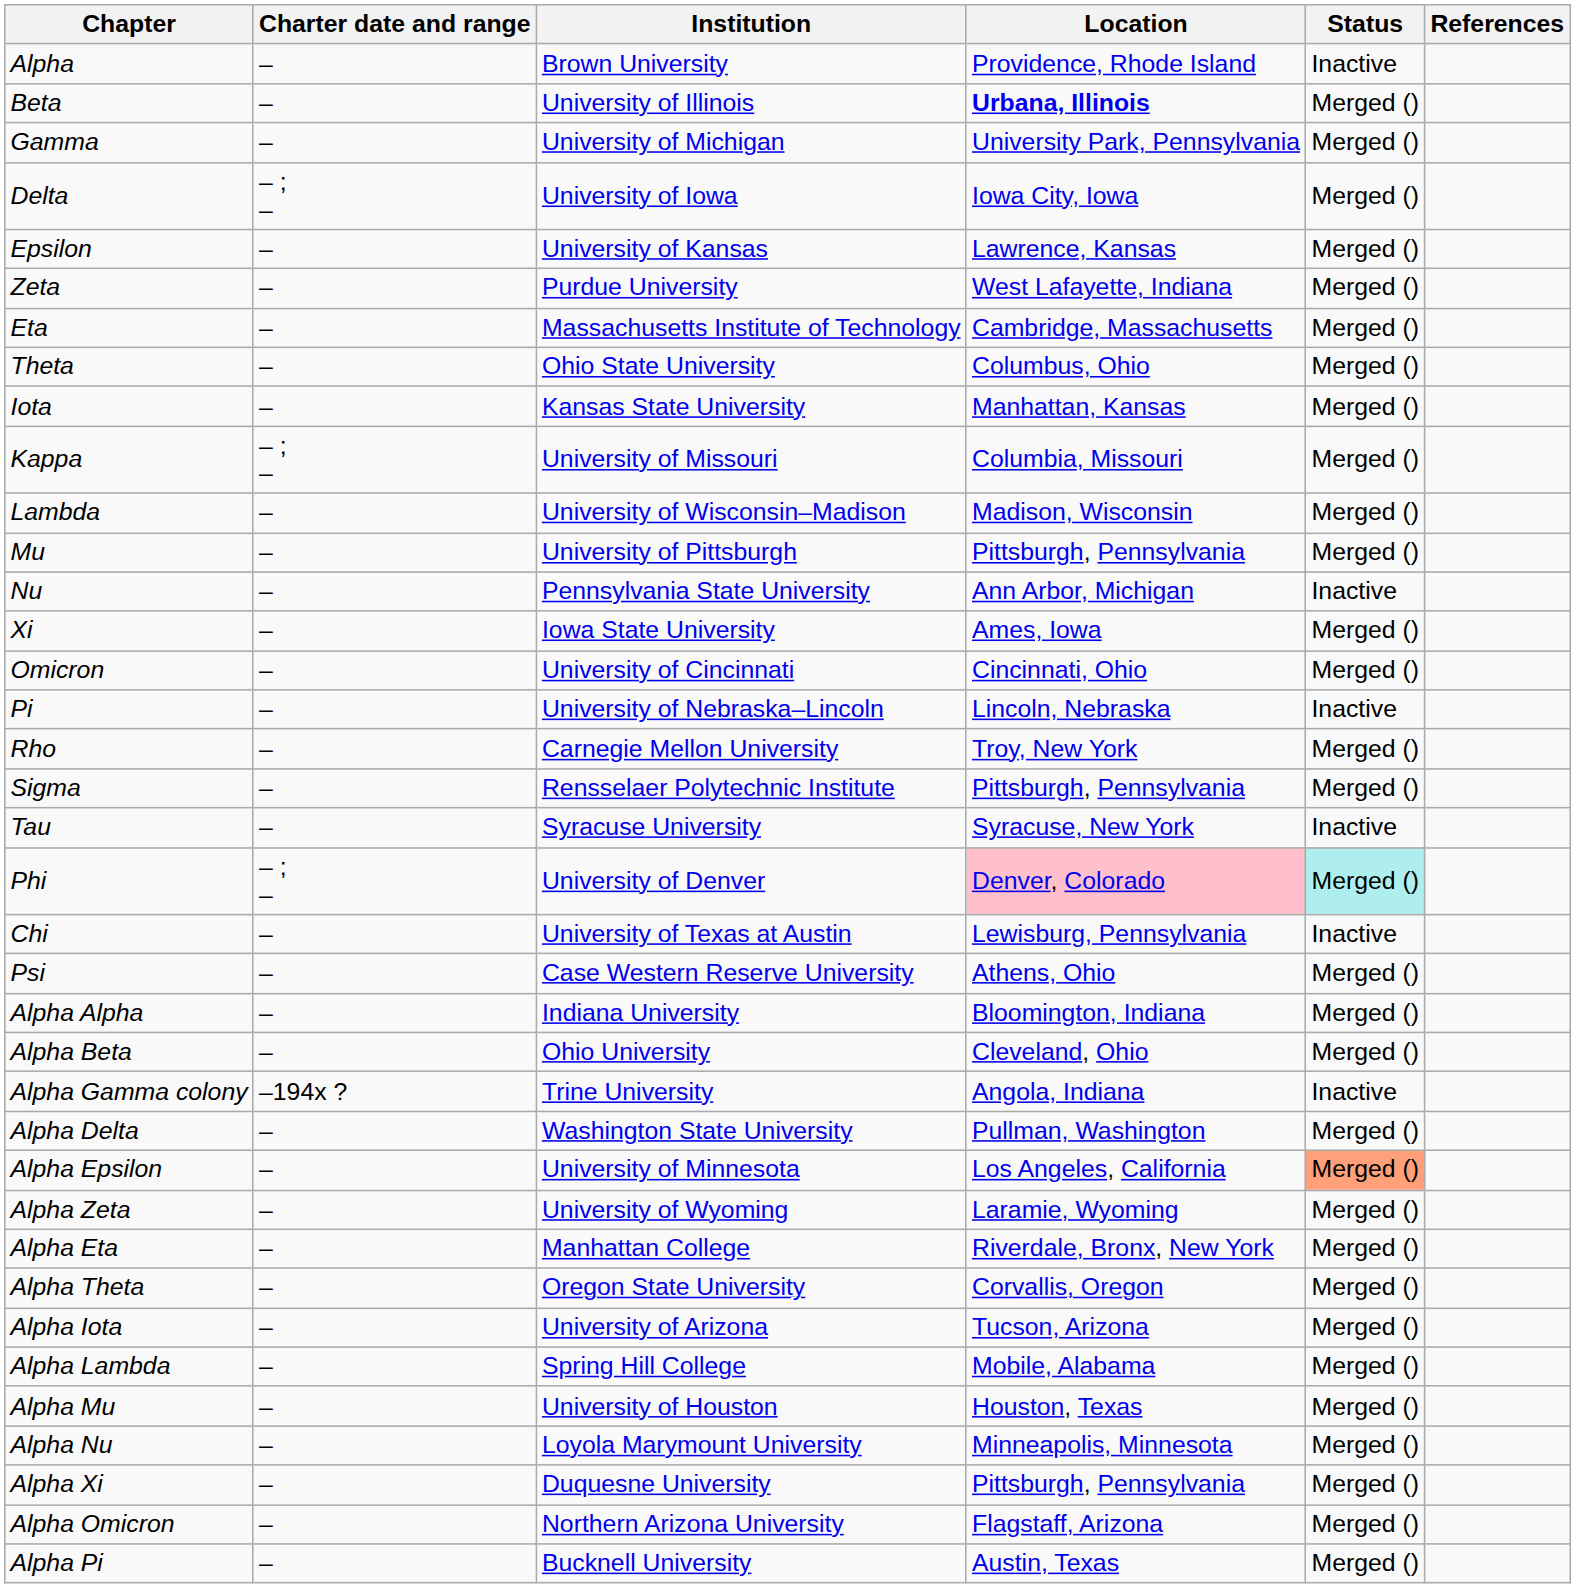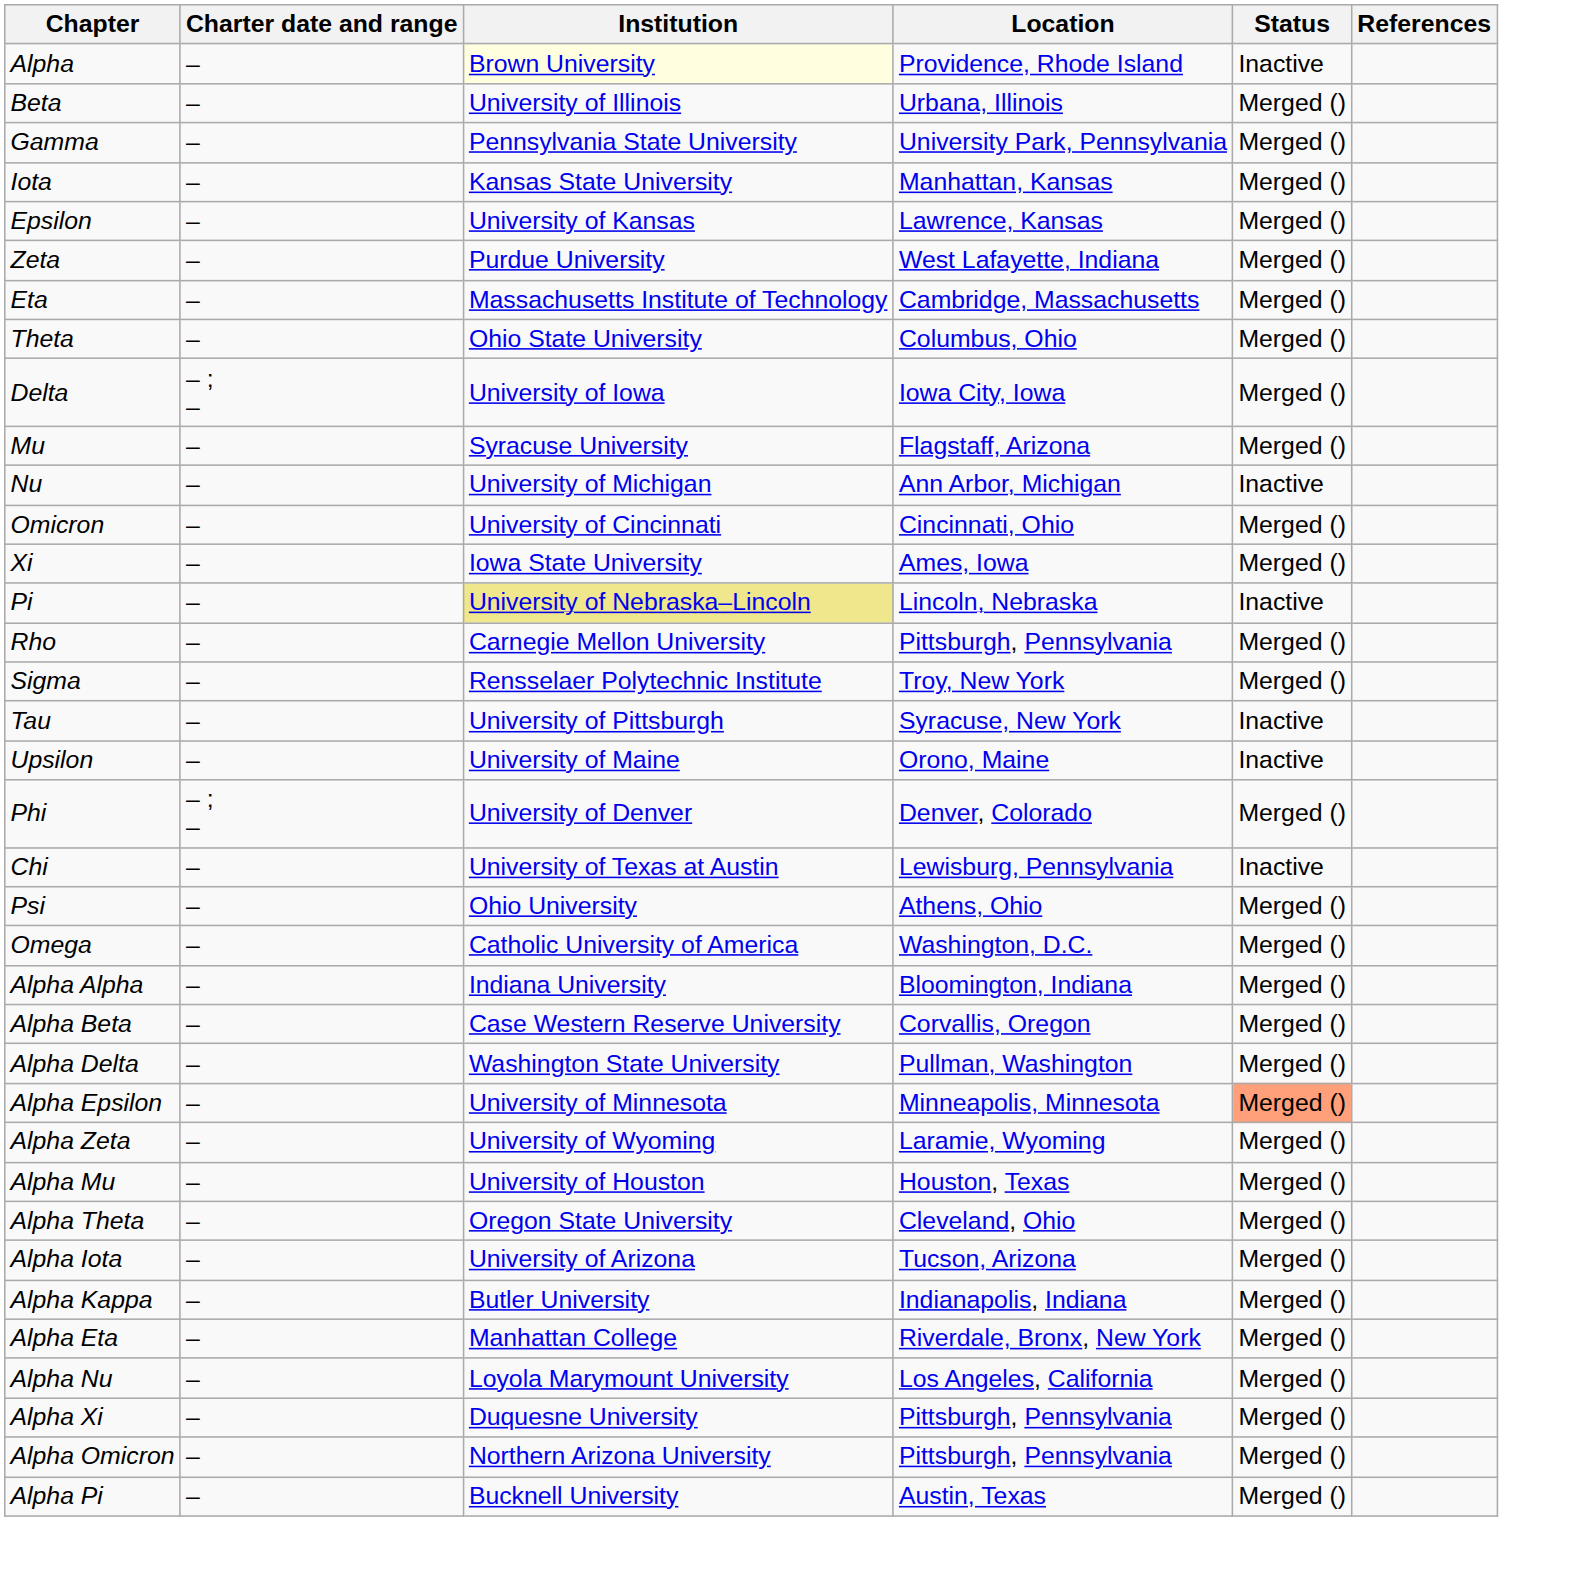(635, 63) no background -> (562, 63) lightyellow background
(1061, 102) bold -> (981, 102) normal
(663, 142) University of Michigan -> (633, 142) Pennsylvania State University
rows swapped: (39, 195) <-> (31, 406)
- row: (46, 459)
- row: (55, 512)
(669, 551) University of Pittsburgh -> (578, 445) Syracuse University
(1108, 551) Pittsburgh, Pennsylvania -> (995, 445) Flagstaff, Arizona
(706, 591) Pennsylvania State University -> (590, 484) University of Michigan
rows swapped: (22, 630) <-> (57, 669)
(713, 709) no background -> (640, 602) khaki background
(1055, 748) Troy, New York -> (1035, 642) Pittsburgh, Pennsylvania
(1108, 787) Pittsburgh, Pennsylvania -> (982, 681) Troy, New York
(652, 827) Syracuse University -> (596, 720) University of Pittsburgh
+ row: (52, 760)
(1069, 880) pink background -> (995, 813) no background
(1365, 880) paleturquoise background -> (1292, 813) no background
(728, 973) Case Western Reserve University -> (553, 905) Ohio University
+ row: (51, 945)
(626, 1051) Ohio University -> (655, 1023) Case Western Reserve University
(1060, 1051) Cleveland, Ohio -> (995, 1023) Corvallis, Oregon
- row: (129, 1091)
(1099, 1169) Los Angeles, California -> (1029, 1102) Minneapolis, Minnesota
rows swapped: (64, 1248) <-> (63, 1405)
(1068, 1287) Corvallis, Oregon -> (987, 1220) Cleveland, Ohio
+ row: (82, 1299)
- row: (90, 1366)
(1102, 1445) Minneapolis, Minnesota -> (1026, 1377) Los Angeles, California
(1068, 1523) Flagstaff, Arizona -> (1035, 1456) Pittsburgh, Pennsylvania
